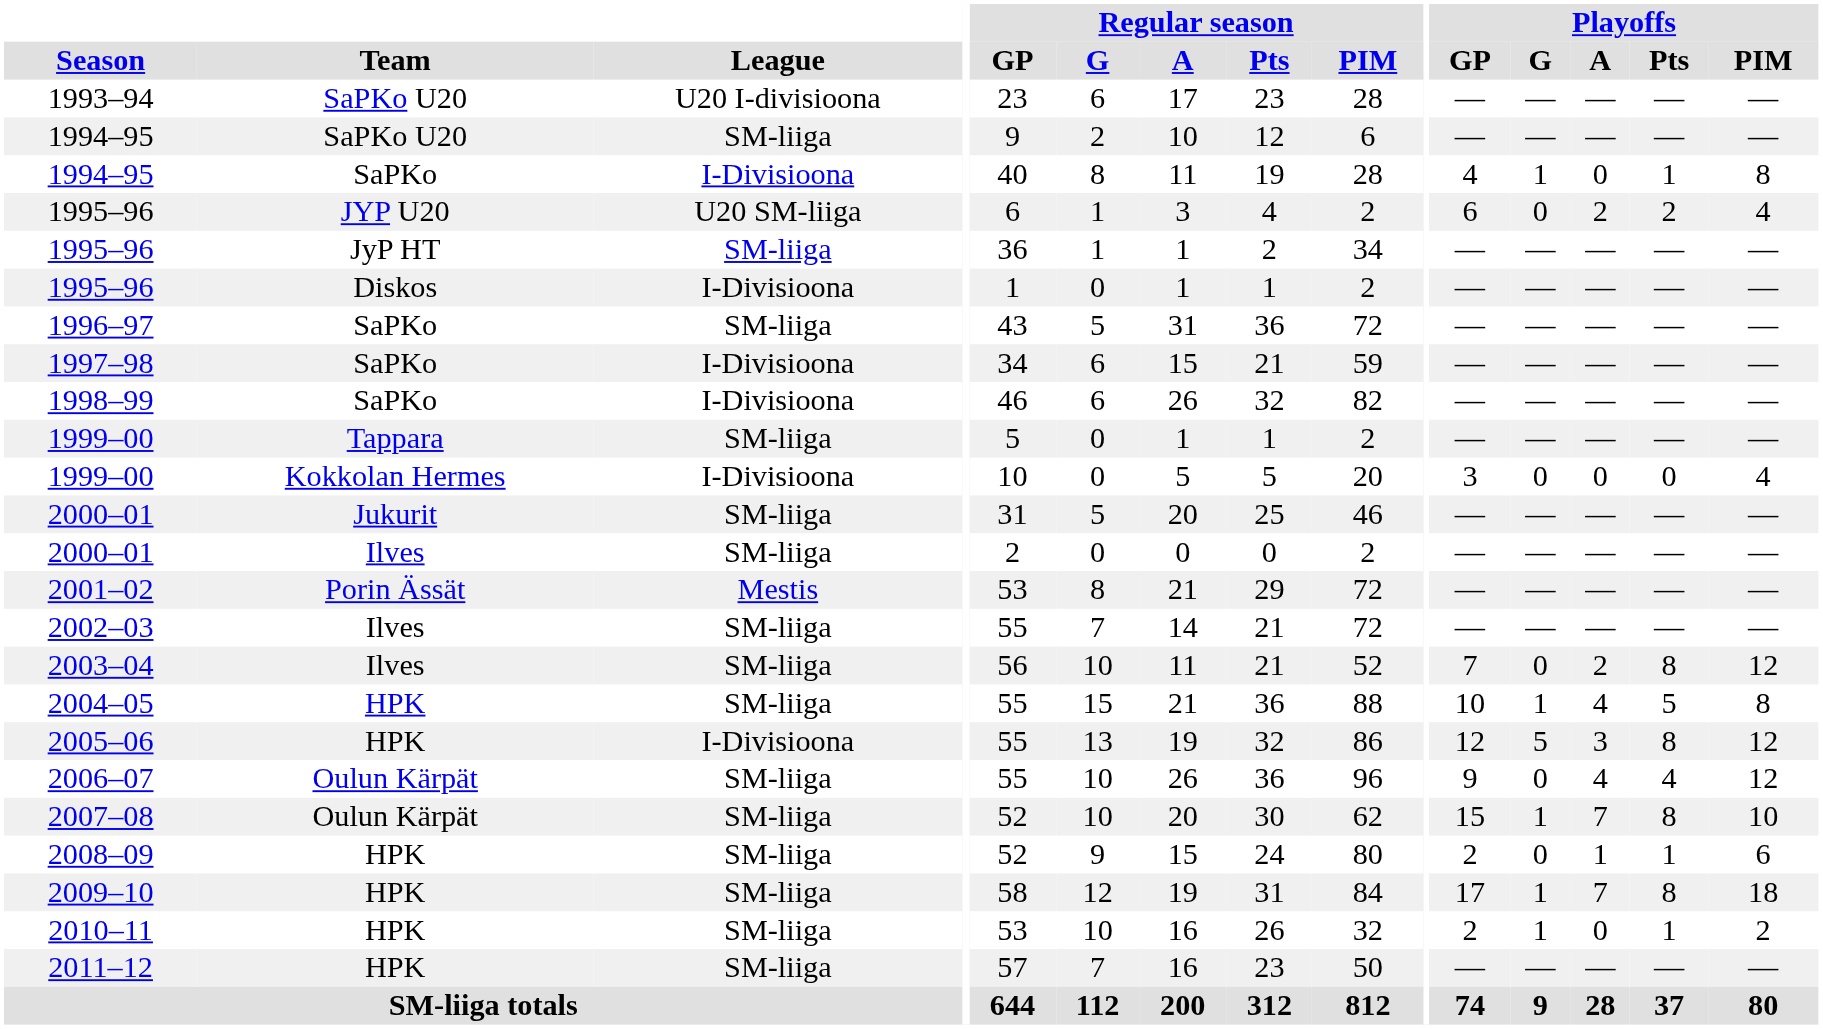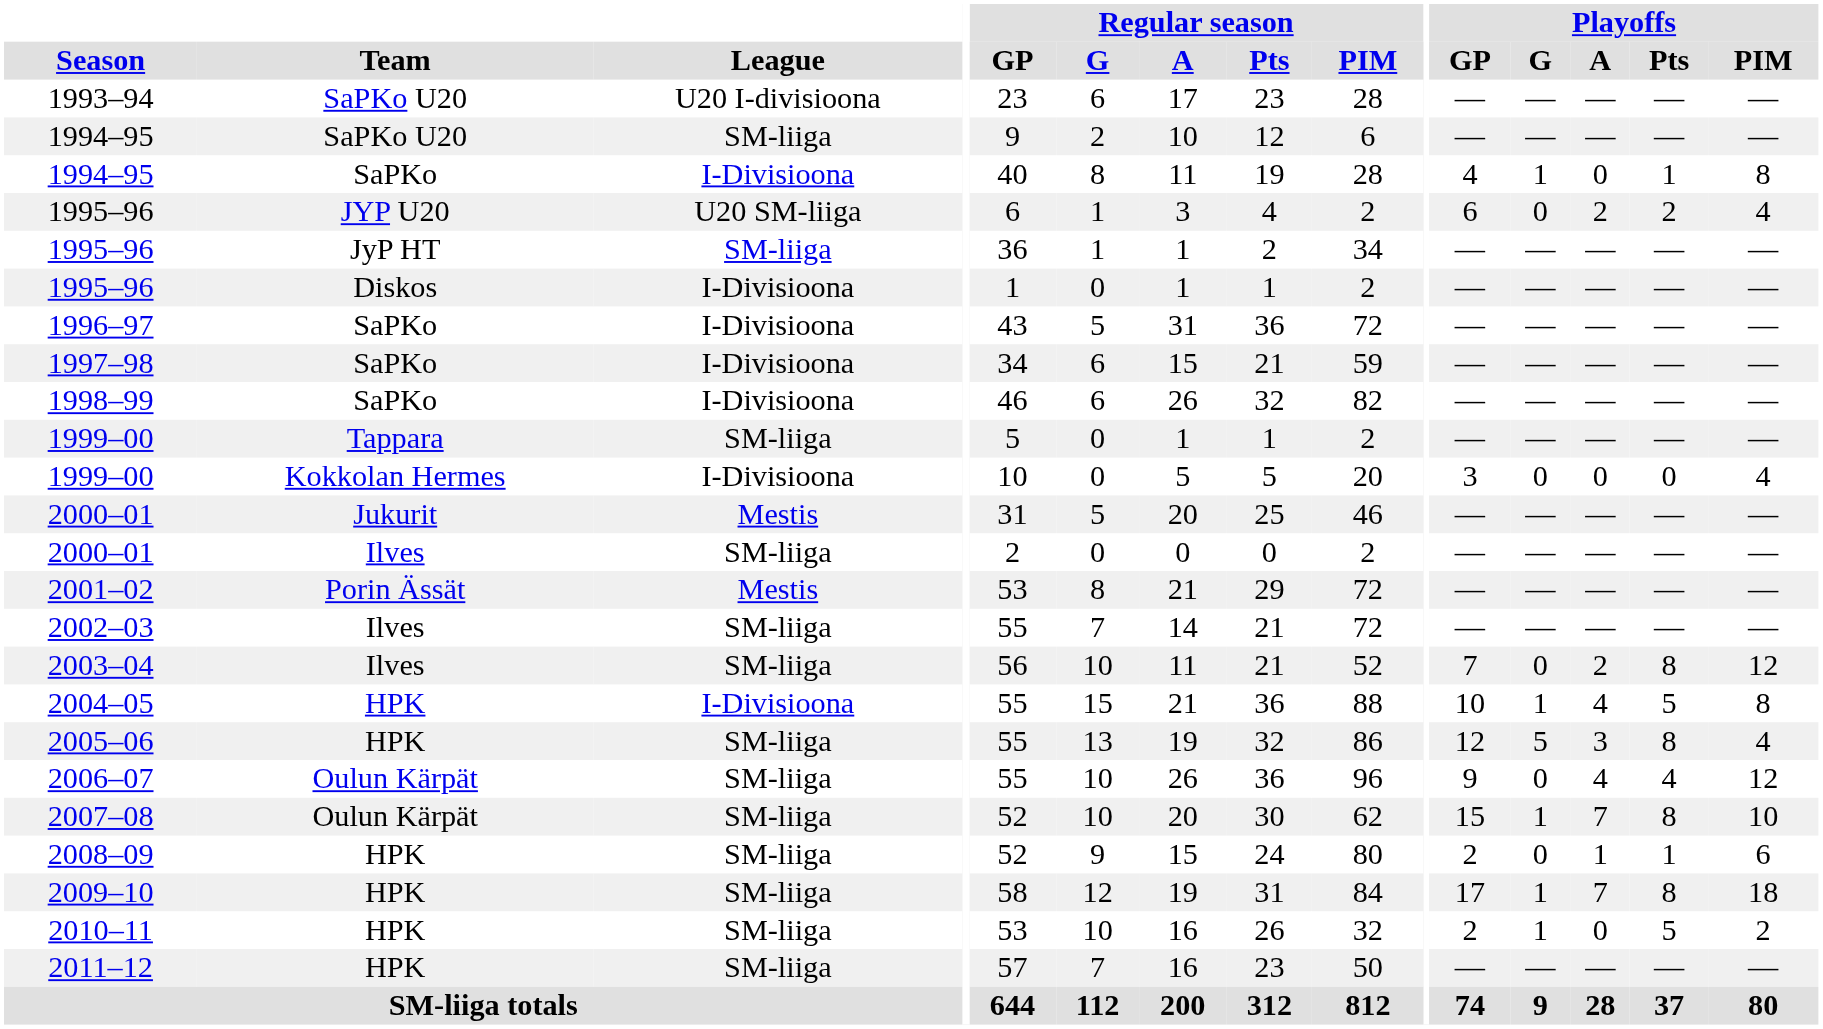(778, 324) SM-liiga -> (778, 324) I-Divisioona
(778, 513) SM-liiga -> (778, 513) Mestis
(778, 702) SM-liiga -> (778, 702) I-Divisioona
(778, 740) I-Divisioona -> (778, 740) SM-liiga
(1763, 740) 12 -> (1763, 740) 4
(1669, 929) 1 -> (1669, 929) 5
